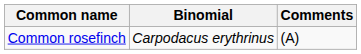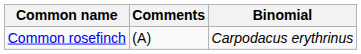columns swapped: (203, 15) <-> (317, 15)
